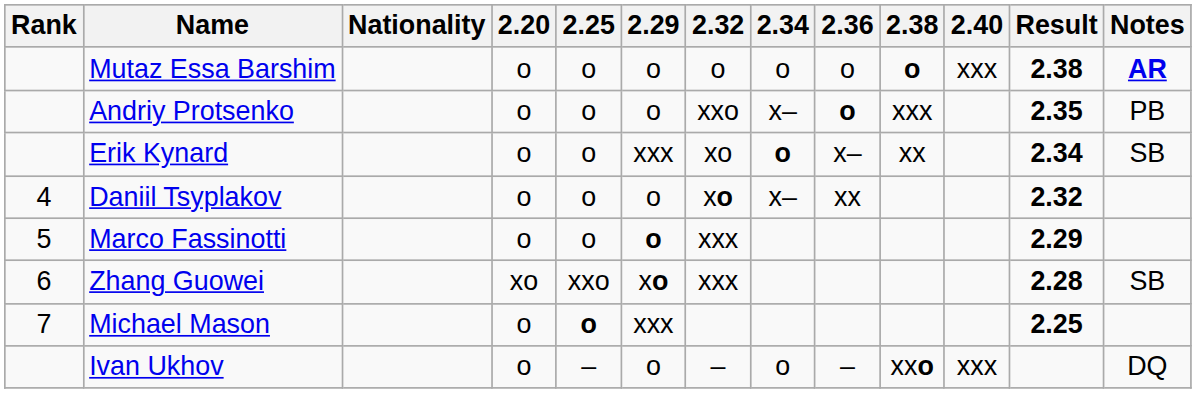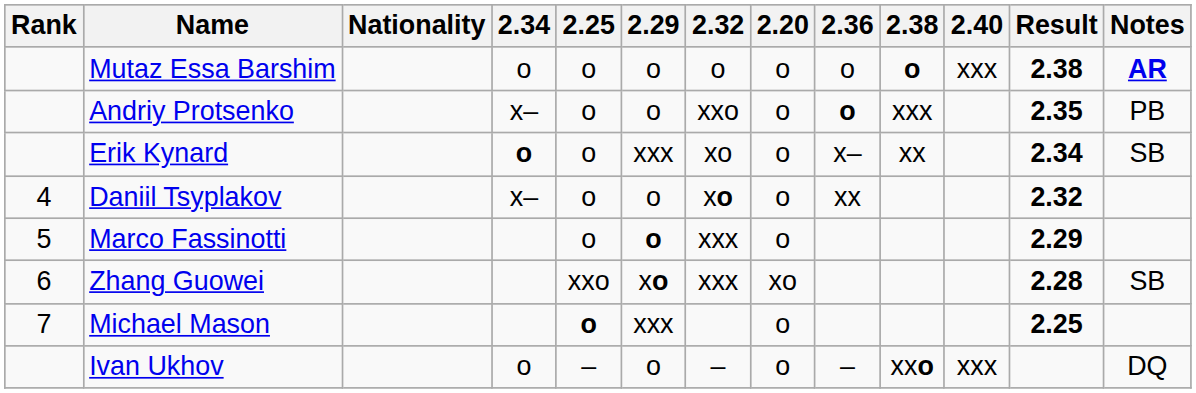columns swapped: (524, 25) <-> (783, 25)
